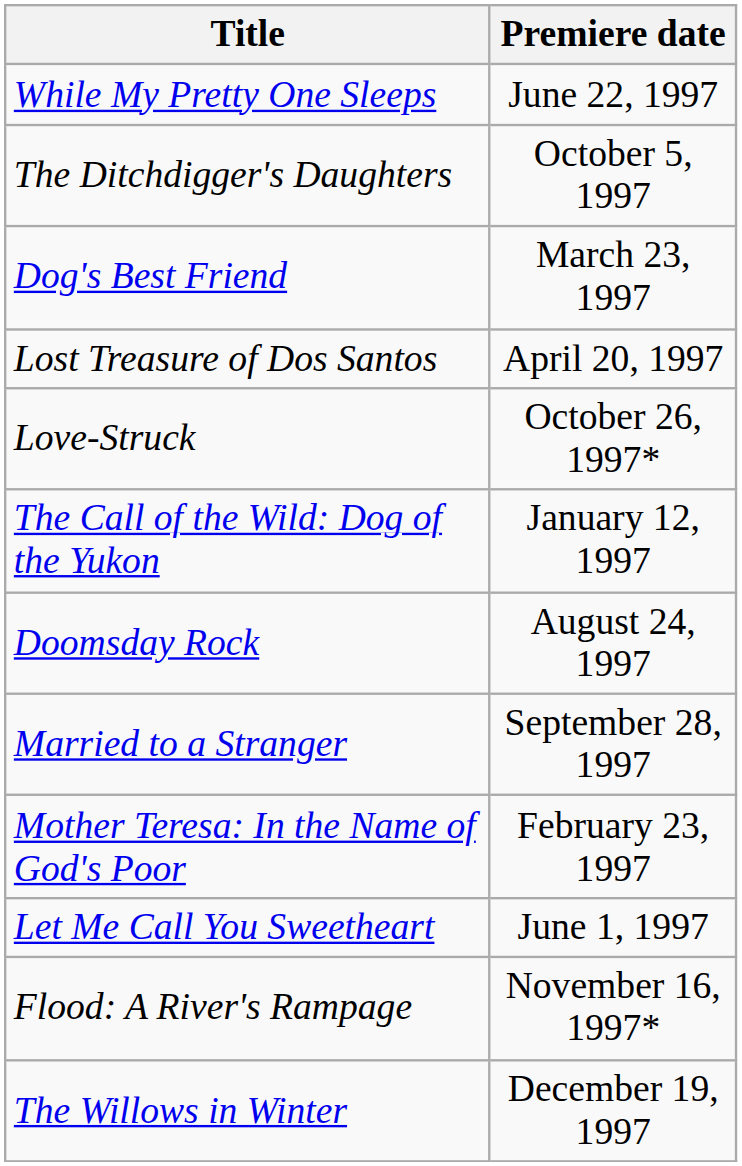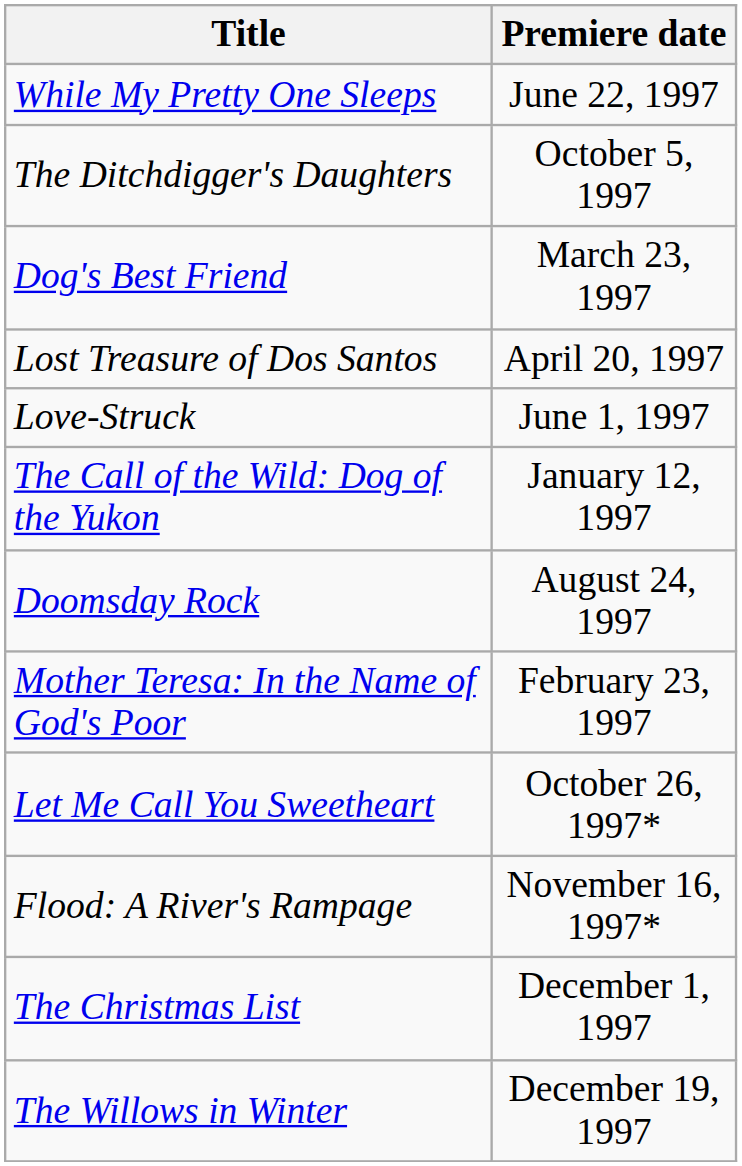(613, 438) October 26, 1997* -> (614, 417) June 1, 1997
- row: (180, 744)
(613, 926) June 1, 1997 -> (614, 803) October 26, 1997*
+ row: (157, 1007)
